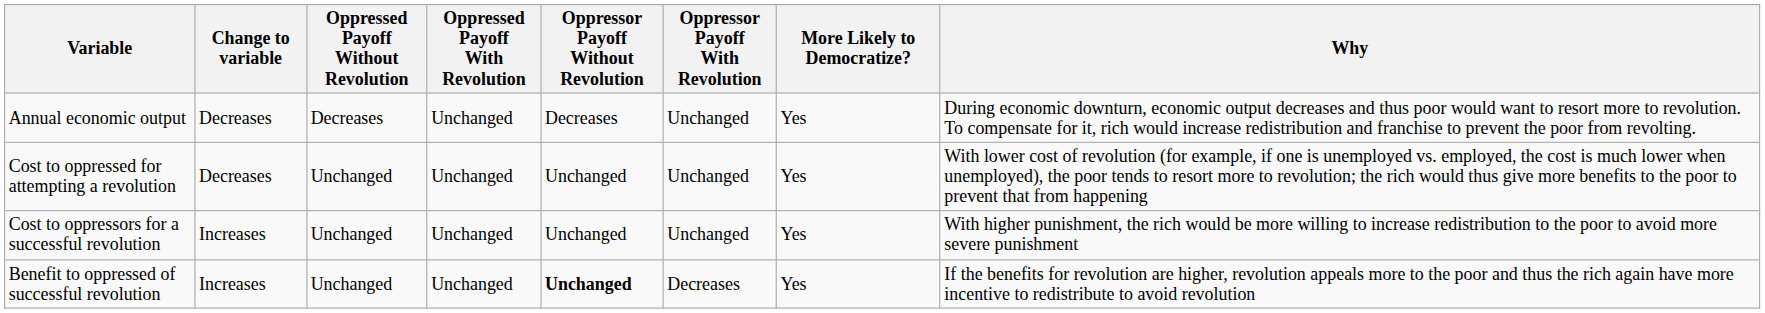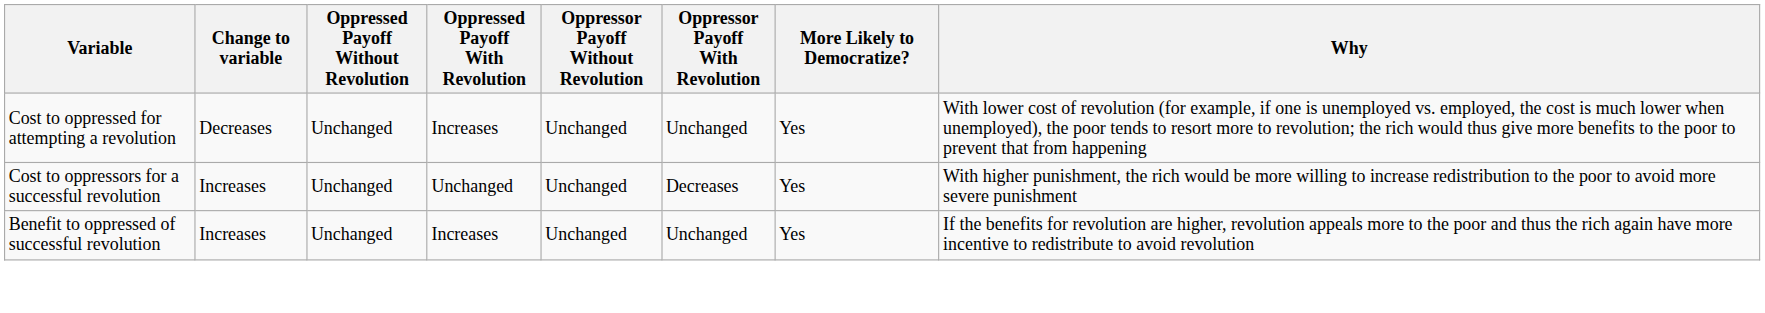- row: (97, 117)
(472, 176) Unchanged -> (465, 127) Increases
(708, 235) Unchanged -> (702, 186) Decreases
(472, 283) Unchanged -> (465, 235) Increases
(588, 283) bold -> (586, 235) normal
(704, 283) Decreases -> (707, 235) Unchanged
